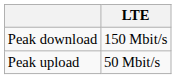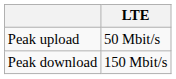rows swapped: (52, 39) <-> (44, 62)
